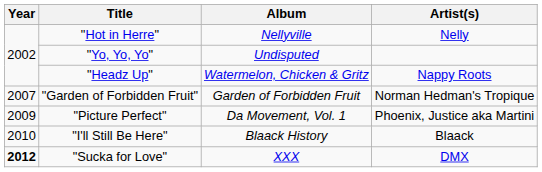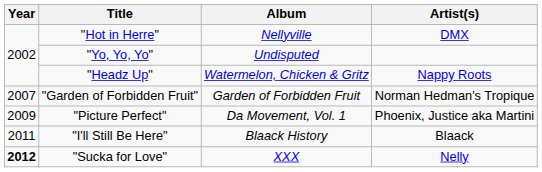(455, 34) Nelly -> (455, 34) DMX
(22, 136) 2010 -> (22, 136) 2011
(455, 156) DMX -> (455, 156) Nelly
